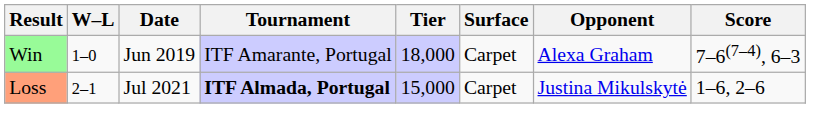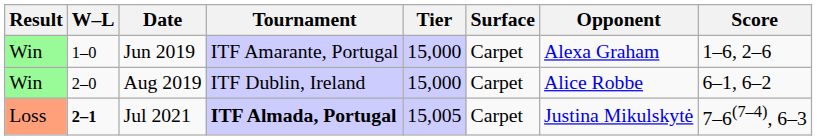(428, 53) 18,000 -> (434, 51) 15,000
(748, 53) 7–6(7–4), 6–3 -> (737, 51) 1–6, 2–6
+ row: (163, 82)
(84, 89) normal -> (84, 116) bold
(428, 87) 15,000 -> (434, 116) 15,005
(730, 87) 1–6, 2–6 -> (755, 116) 7–6(7–4), 6–3
